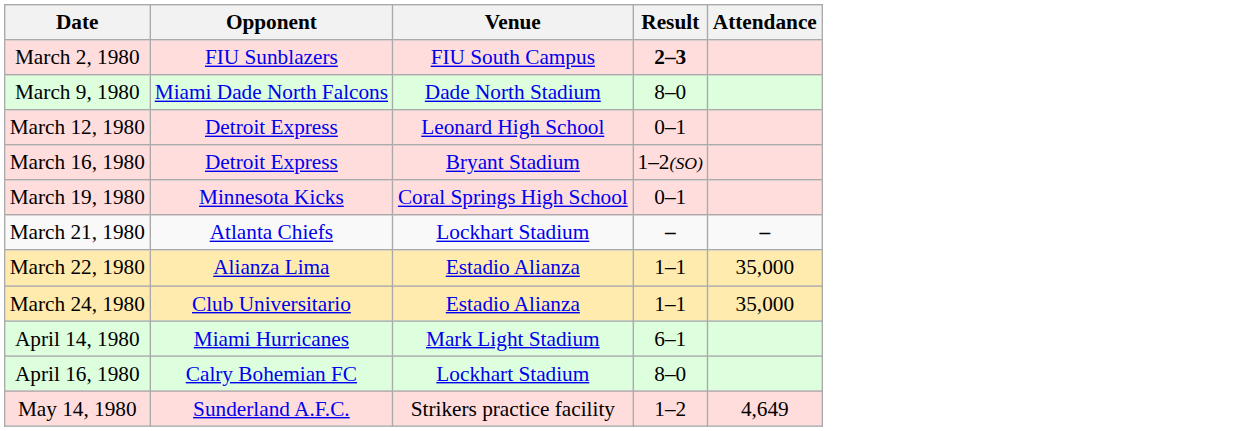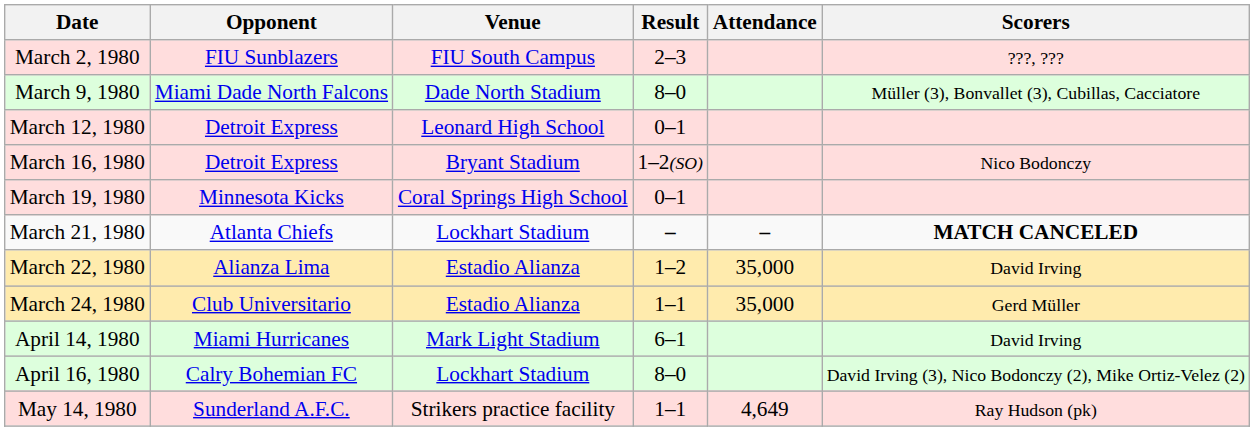+ column: (1036, 22)
(670, 57) bold -> (670, 57) normal
(670, 267) 1–1 -> (670, 267) 1–2
(670, 408) 1–2 -> (670, 408) 1–1
